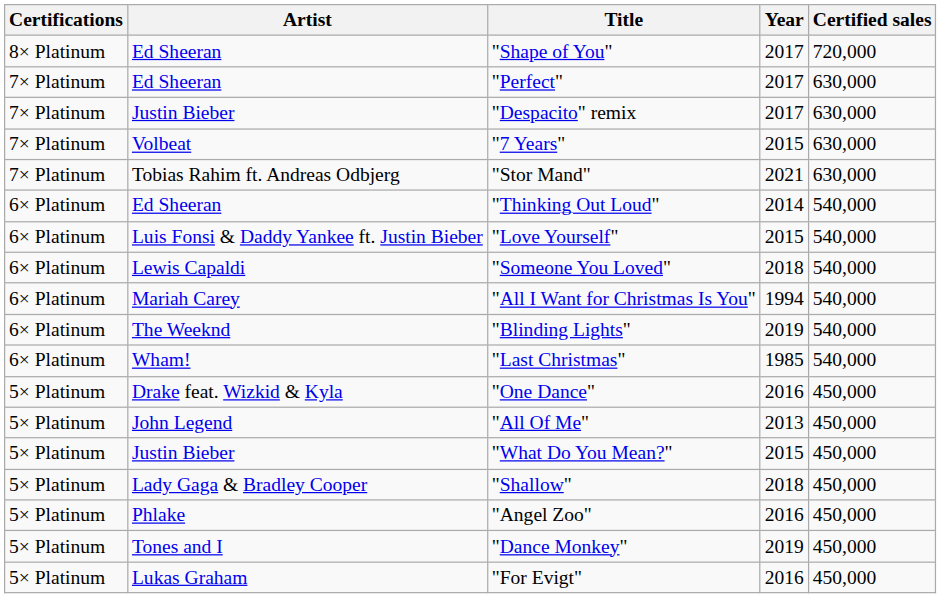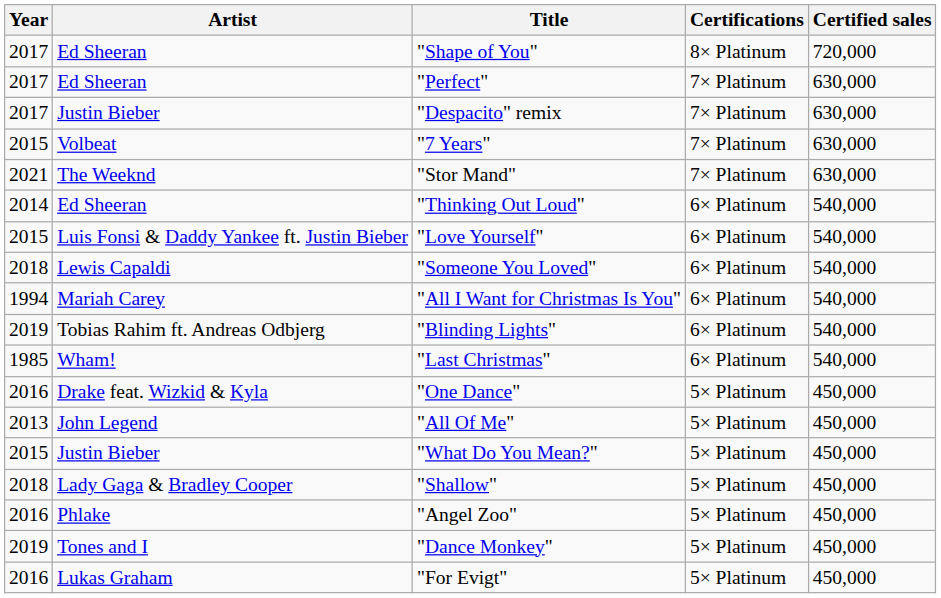columns swapped: (784, 19) <-> (66, 19)
(266, 174) Tobias Rahim ft. Andreas Odbjerg -> (106, 174) The Weeknd
(181, 329) The Weeknd -> (191, 329) Tobias Rahim ft. Andreas Odbjerg
